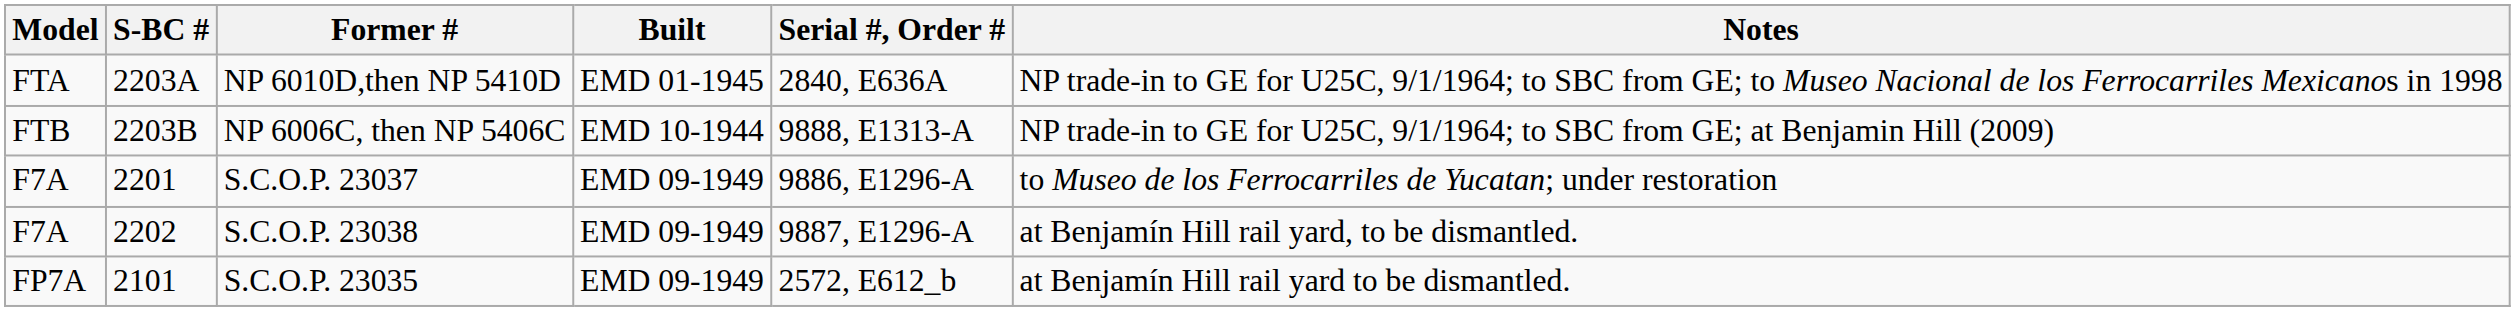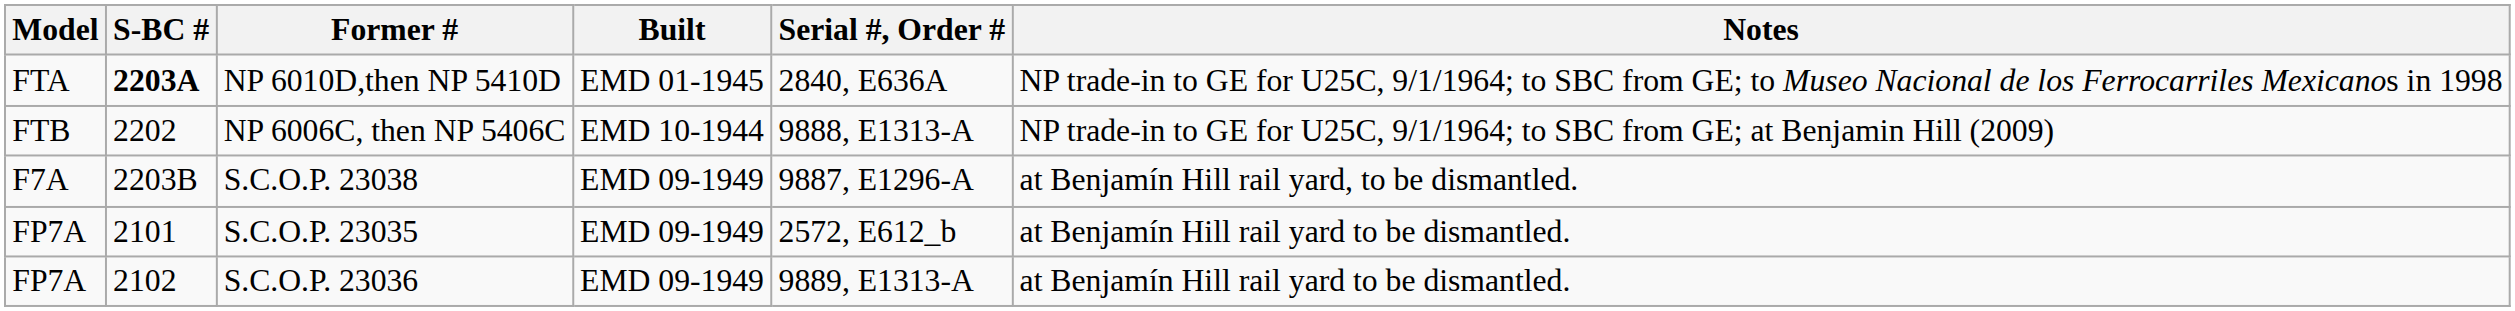(156, 79) normal -> (156, 79) bold
(155, 130) 2203B -> (145, 130) 2202
- row: (321, 180)
(145, 230) 2202 -> (155, 180) 2203B
+ row: (321, 280)
